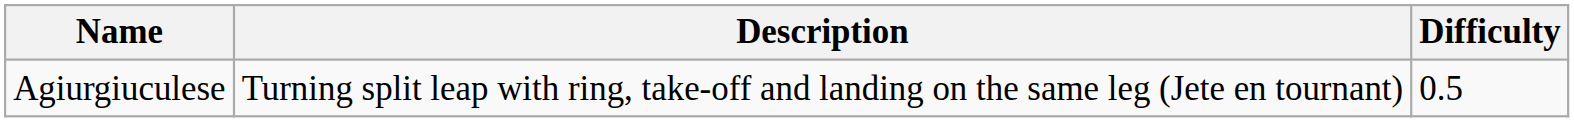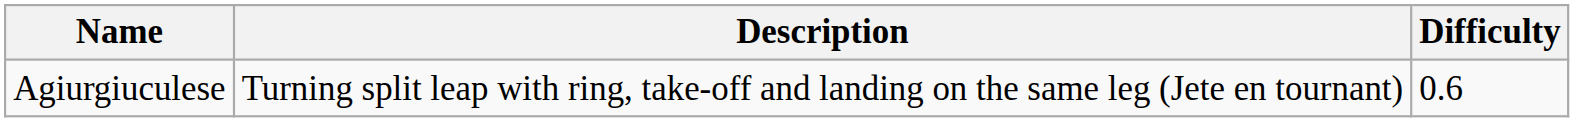(1441, 87) 0.5 -> (1441, 87) 0.6
